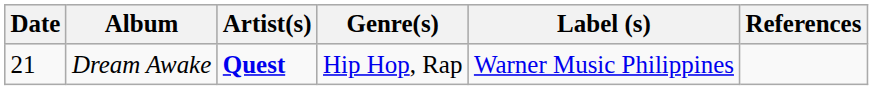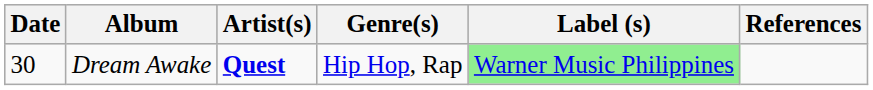(23, 63) 21 -> (23, 63) 30
(604, 63) no background -> (604, 63) lightgreen background
